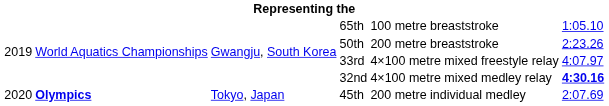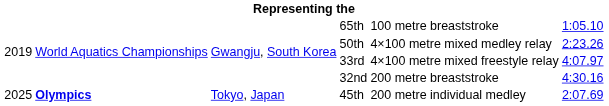(435, 43) 200 metre breaststroke -> (461, 43) 4×100 metre mixed medley relay
(461, 78) 4×100 metre mixed medley relay -> (435, 78) 200 metre breaststroke
(583, 78) bold -> (583, 78) normal
(18, 95) 2020 -> (18, 95) 2025
